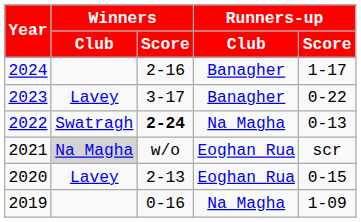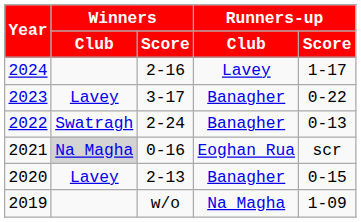(246, 71) Banagher -> (246, 71) Lavey
(165, 124) bold -> (165, 124) normal
(246, 124) Na Magha -> (246, 124) Banagher
(165, 150) w/o -> (165, 150) 0-16
(246, 177) Eoghan Rua -> (246, 177) Banagher
(165, 203) 0-16 -> (165, 203) w/o
